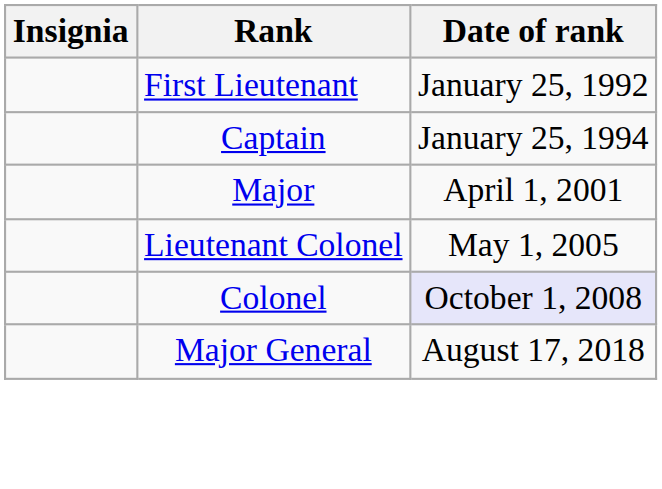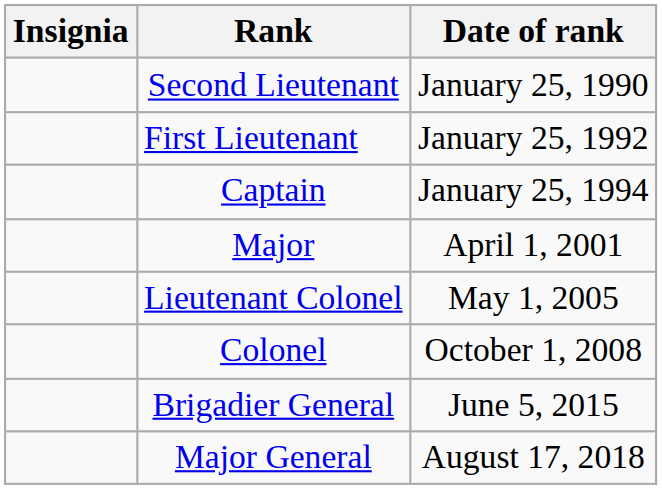+ row: (273, 84)
(533, 297) lavender background -> (533, 350) no background
+ row: (273, 404)
